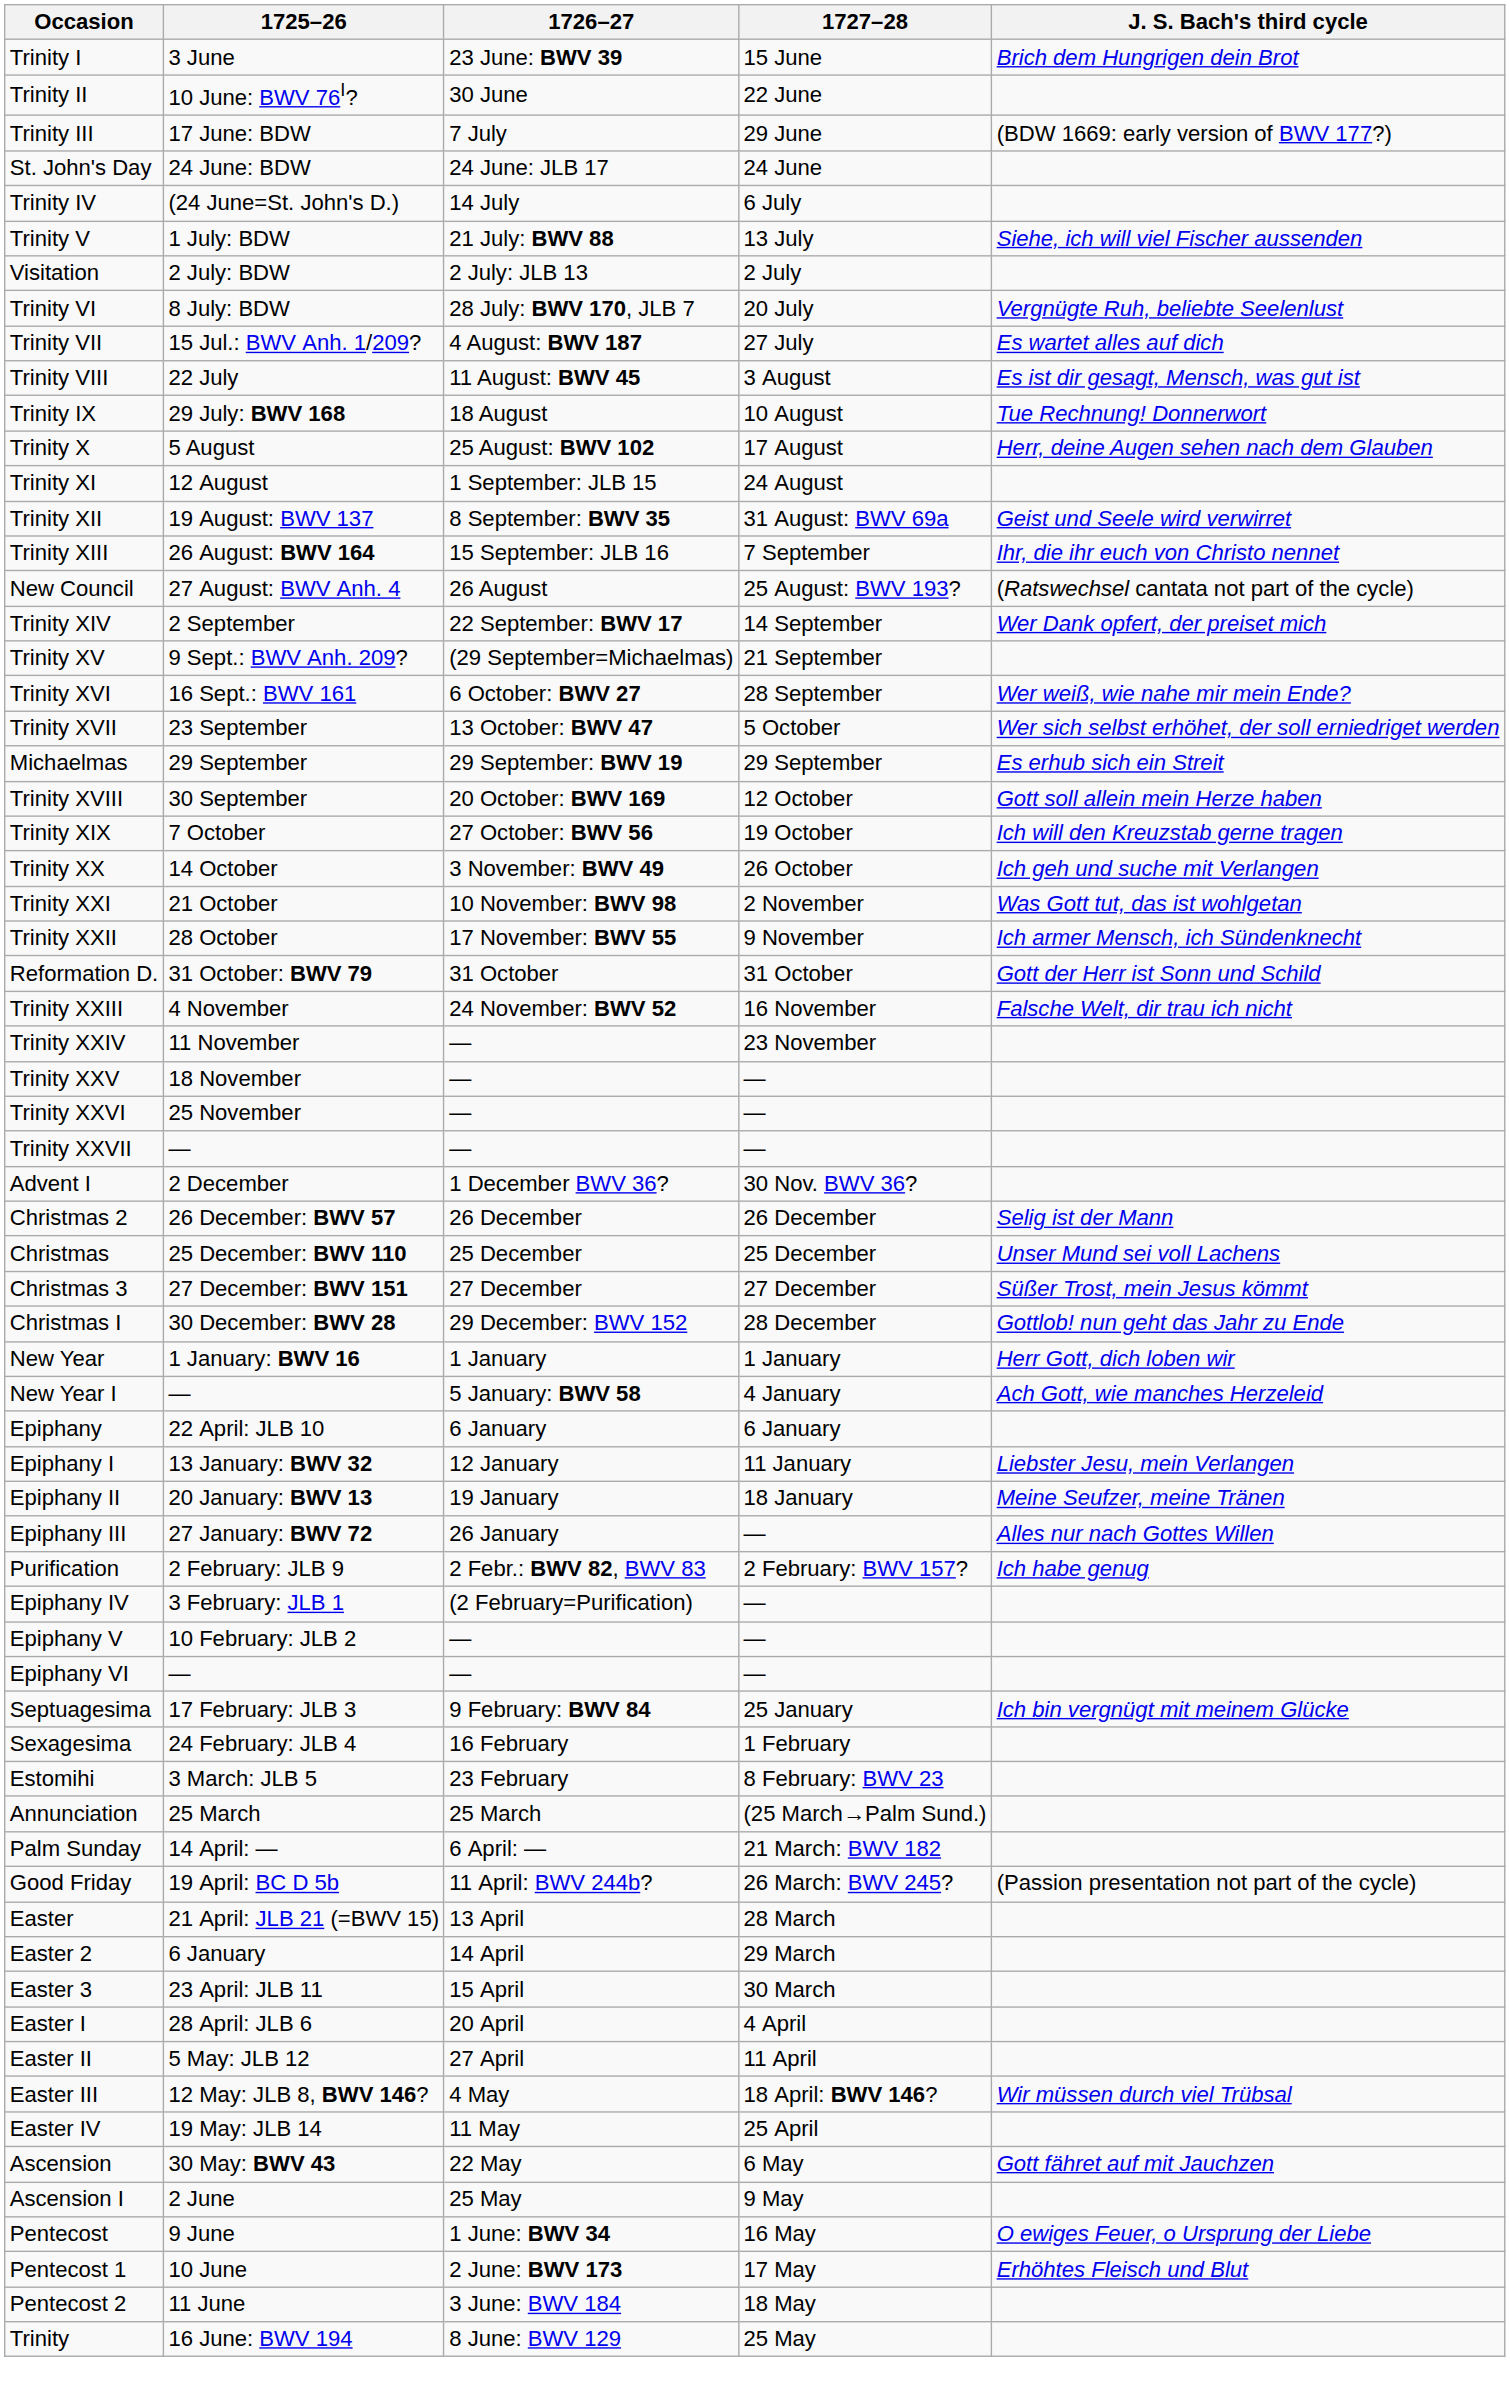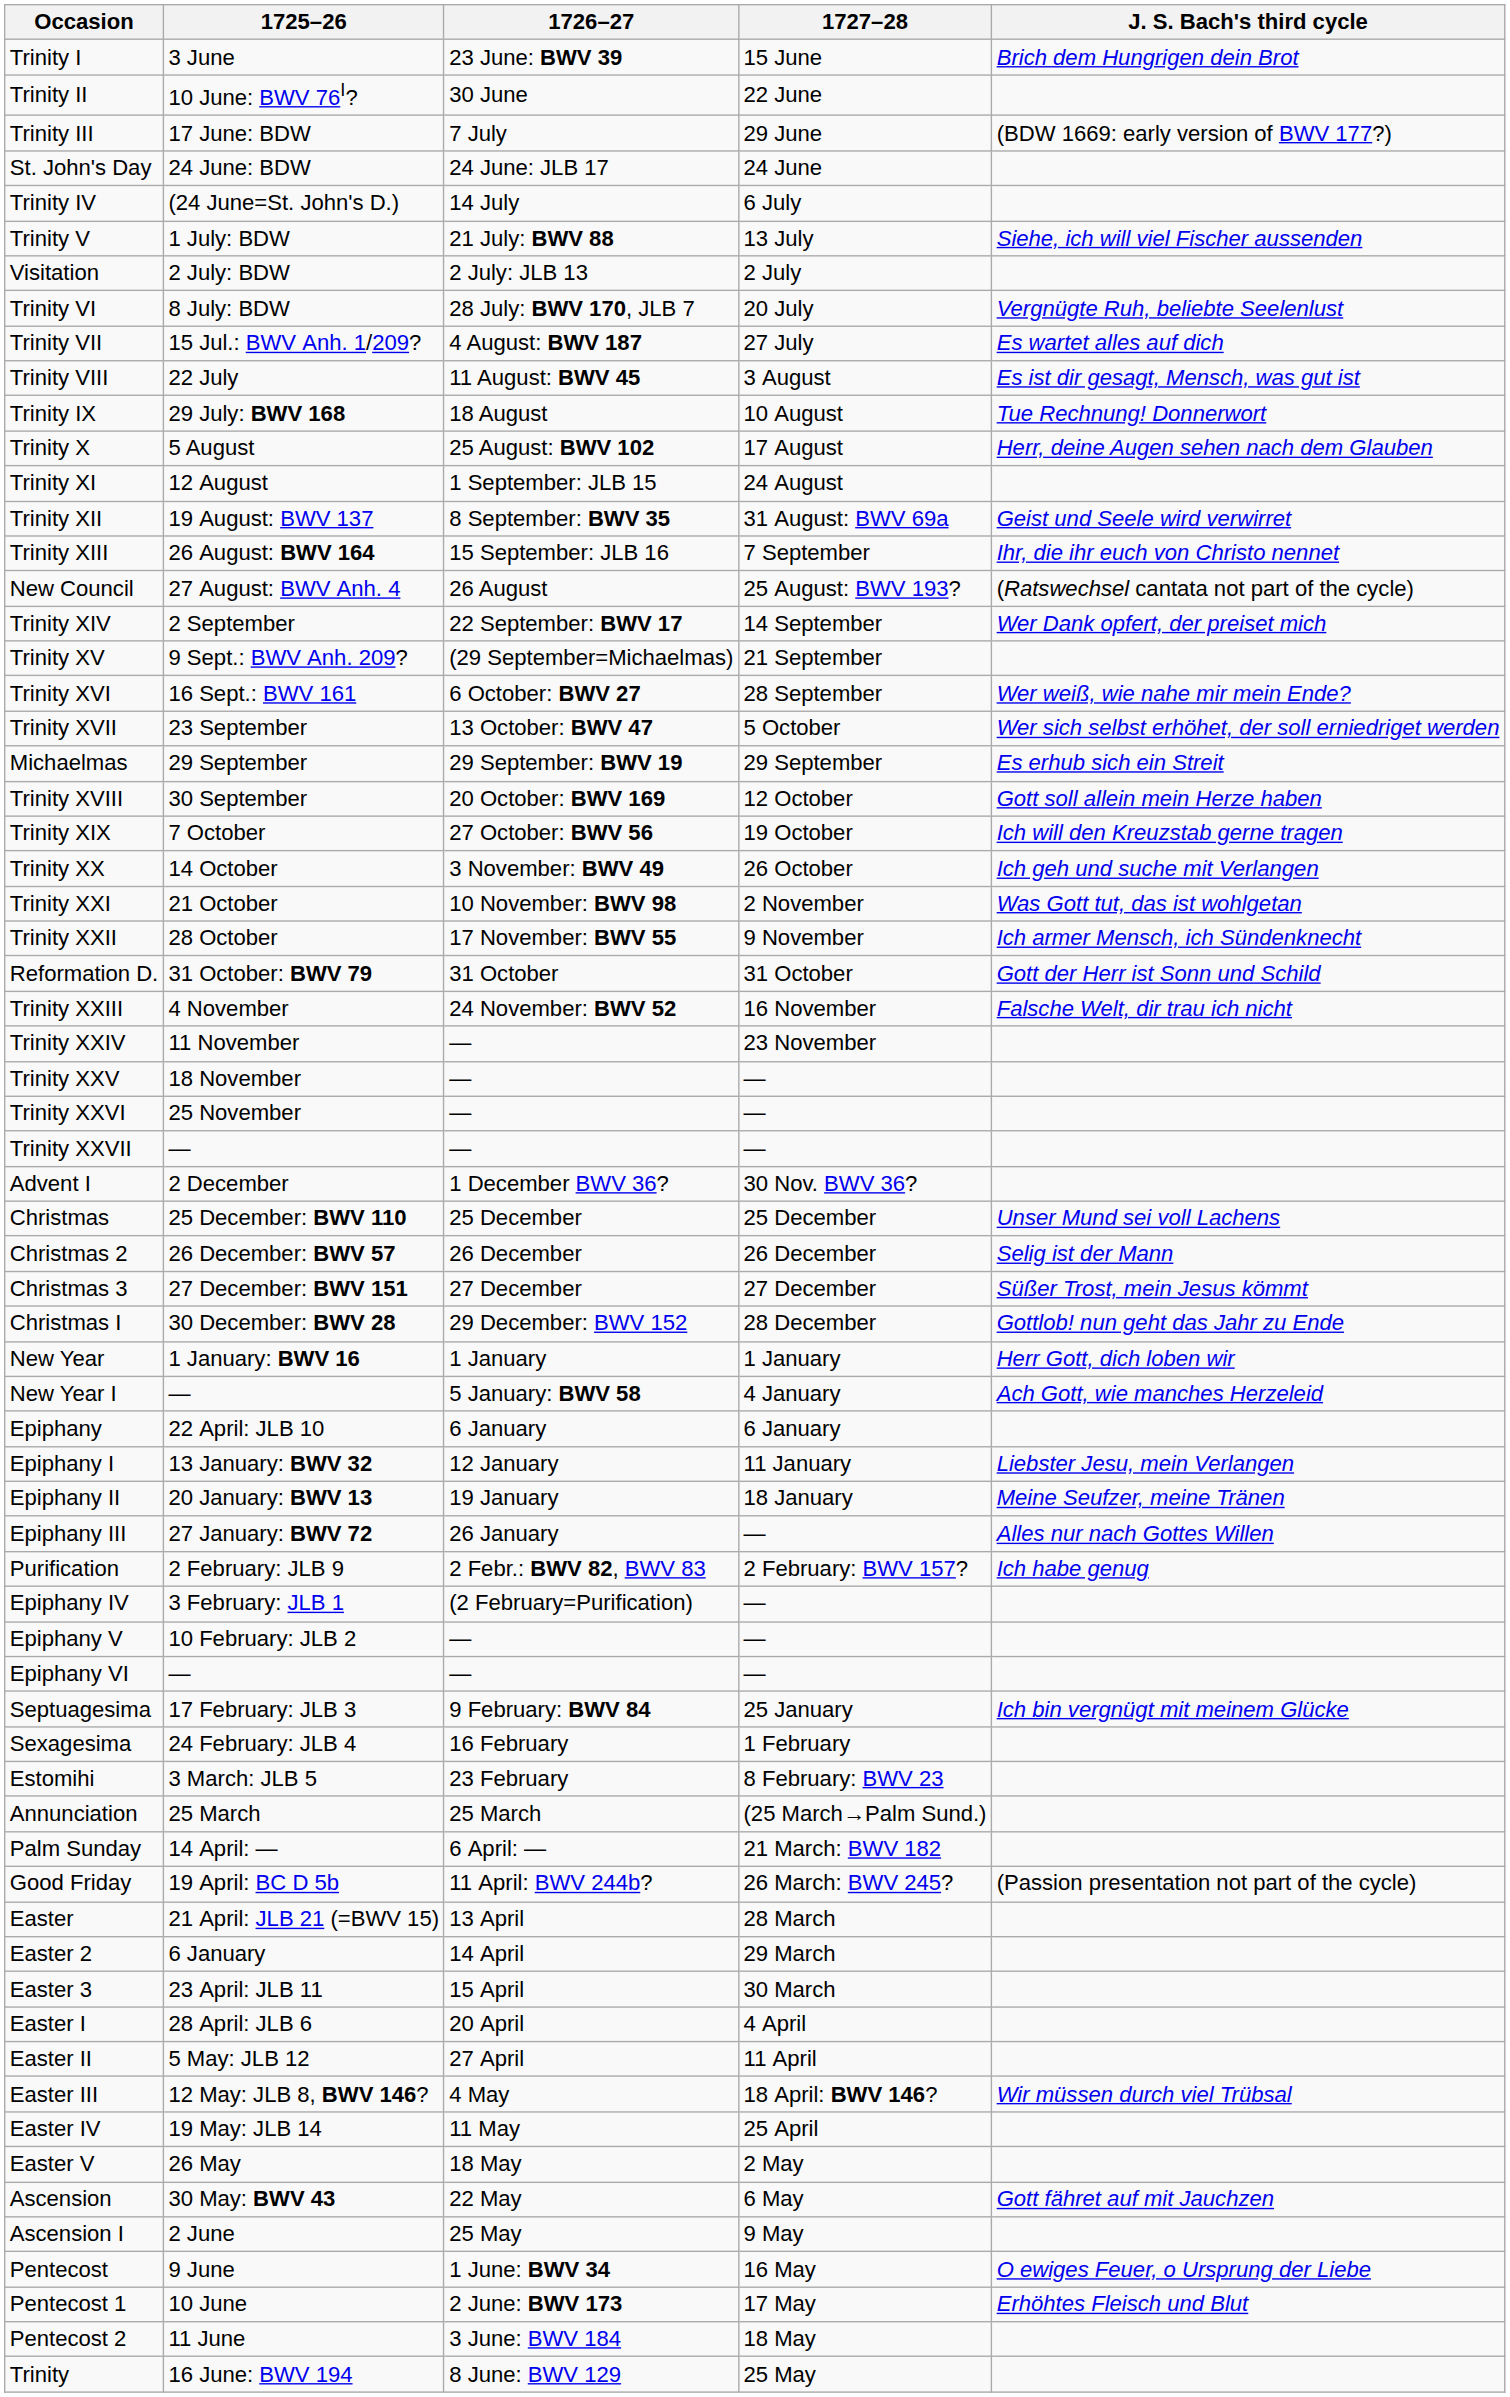rows swapped: (59, 1253) <-> (69, 1218)
+ row: (52, 2164)
